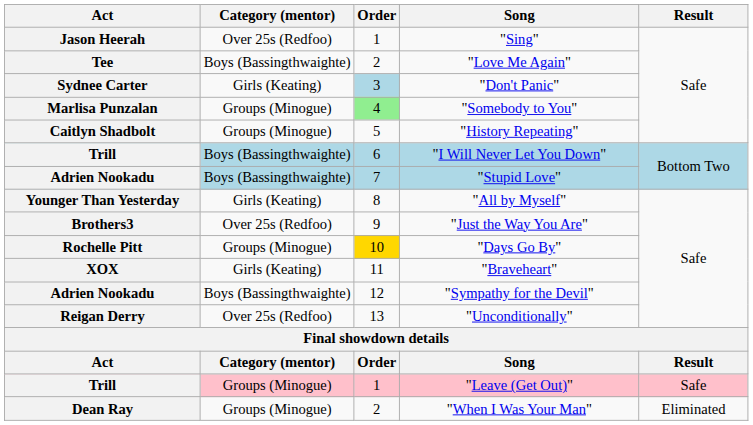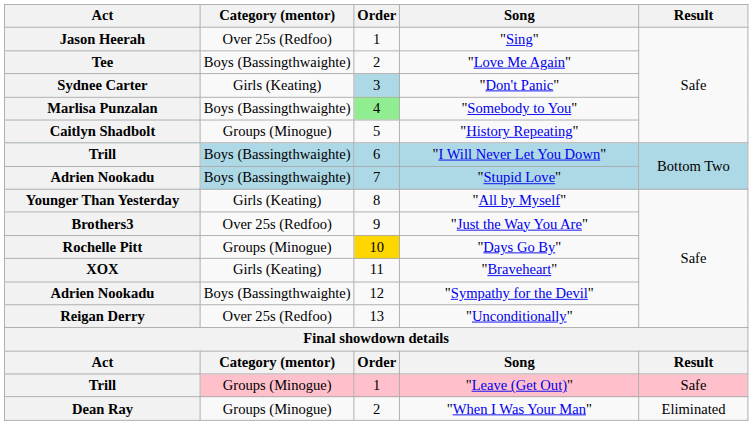(277, 108) Groups (Minogue) -> (277, 108) Boys (Bassingthwaighte)
